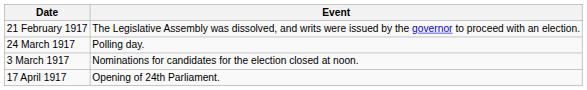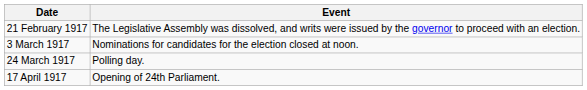rows swapped: (38, 61) <-> (41, 45)
